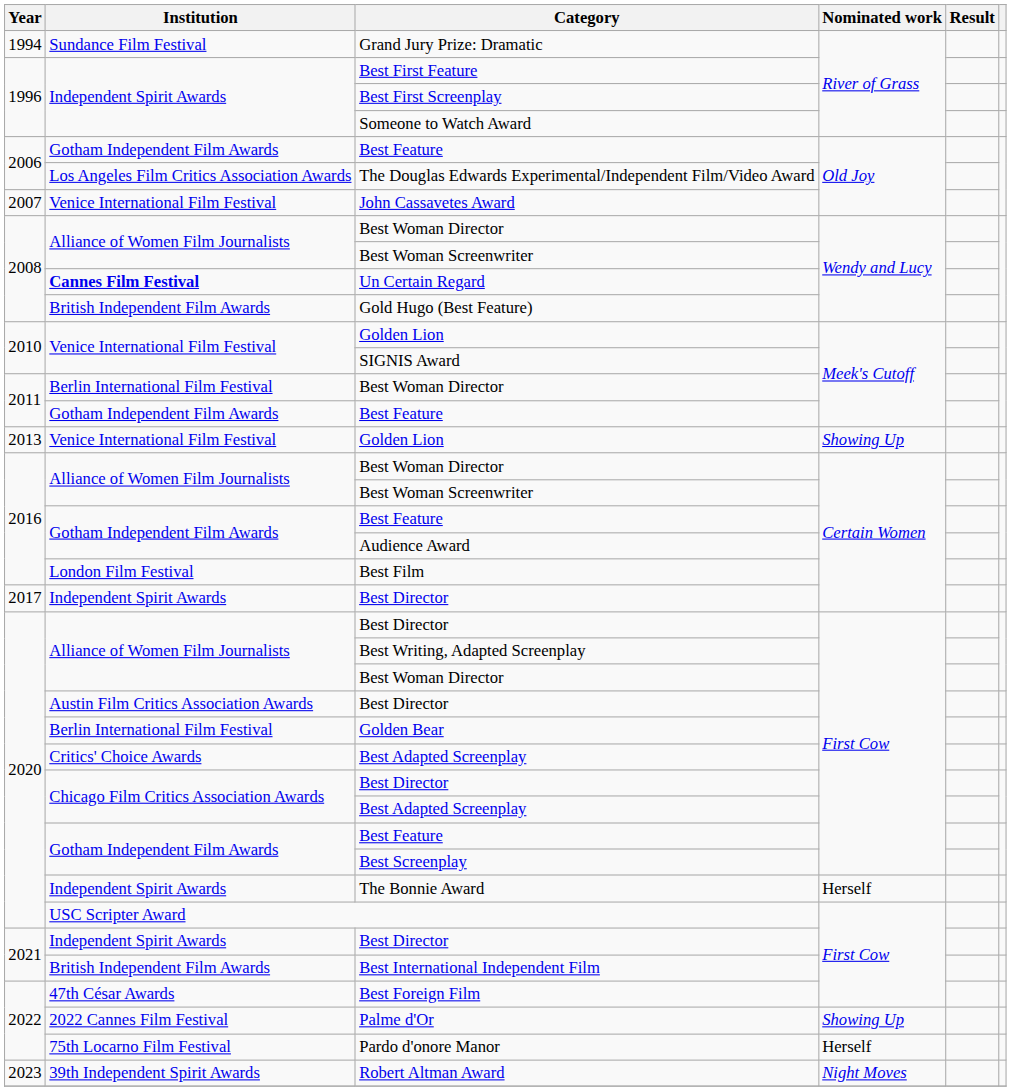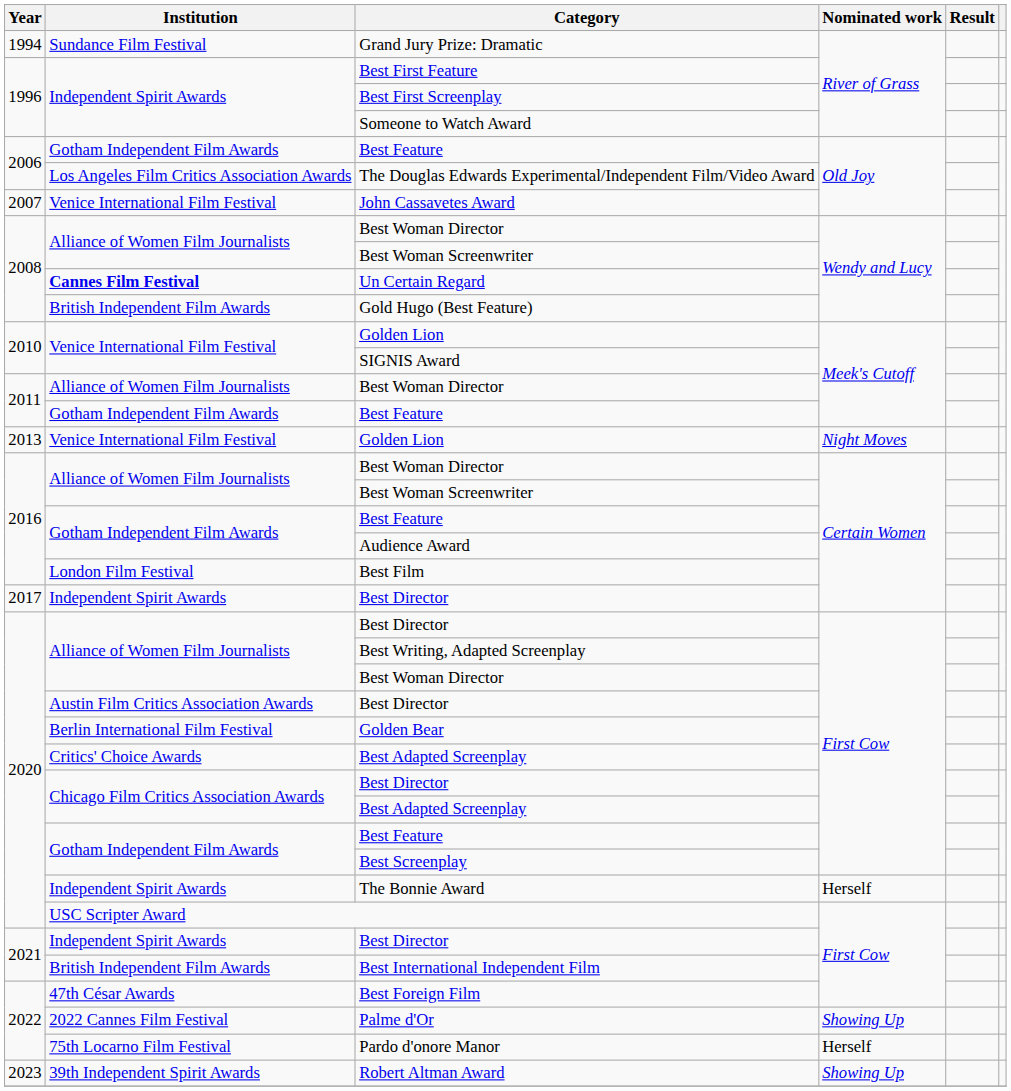(161, 387) Berlin International Film Festival -> (170, 387) Alliance of Women Film Journalists
(863, 439) Showing Up -> (865, 439) Night Moves
(865, 1073) Night Moves -> (863, 1073) Showing Up
